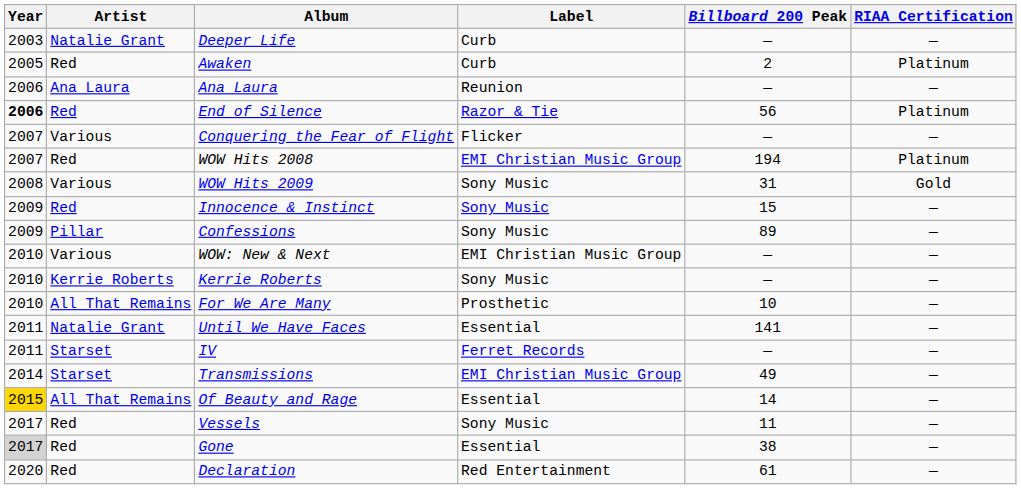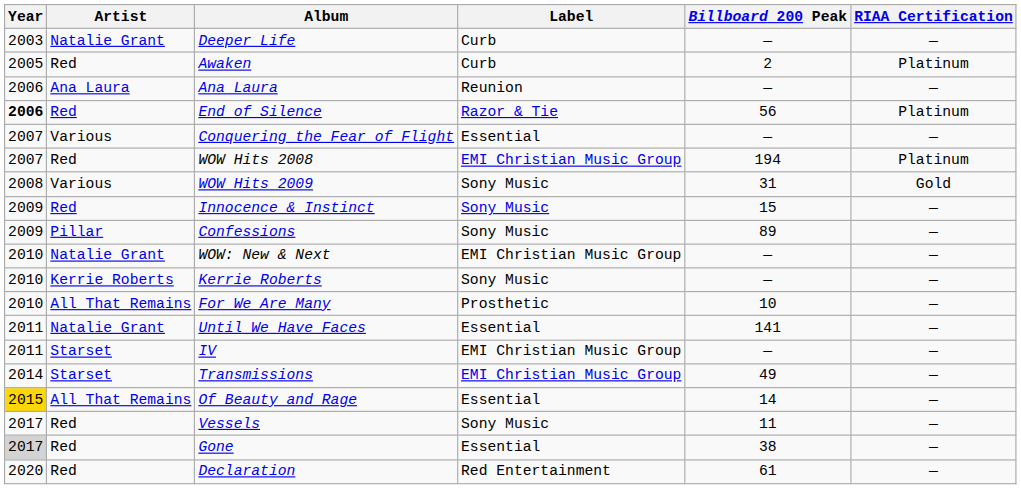(492, 136) Flicker -> (501, 136) Essential
(81, 256) Various -> (108, 256) Natalie Grant
(523, 352) Ferret Records -> (571, 352) EMI Christian Music Group
